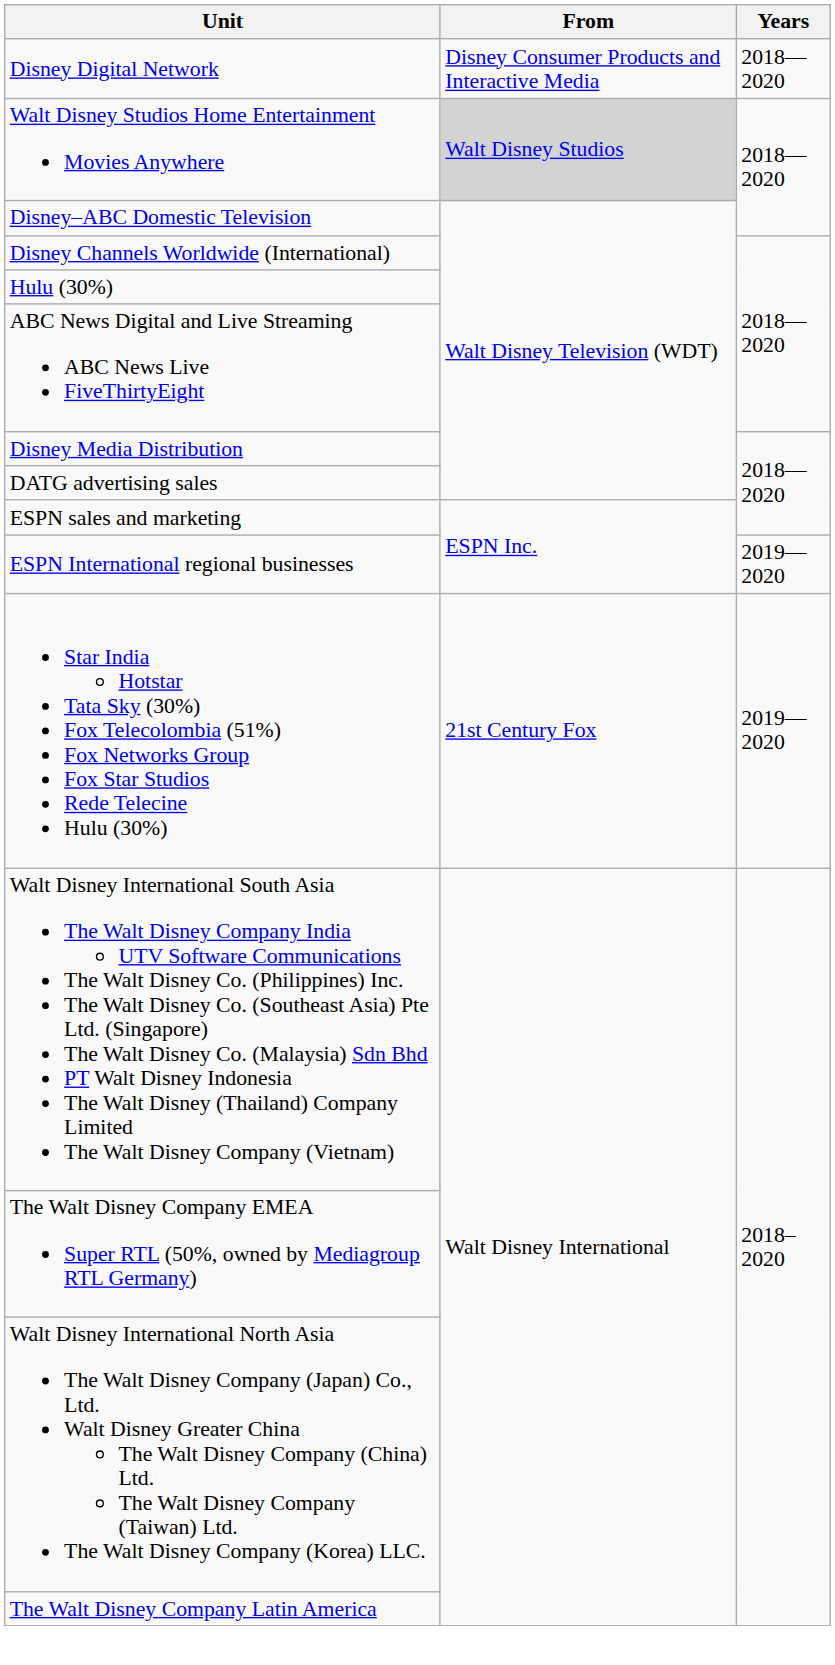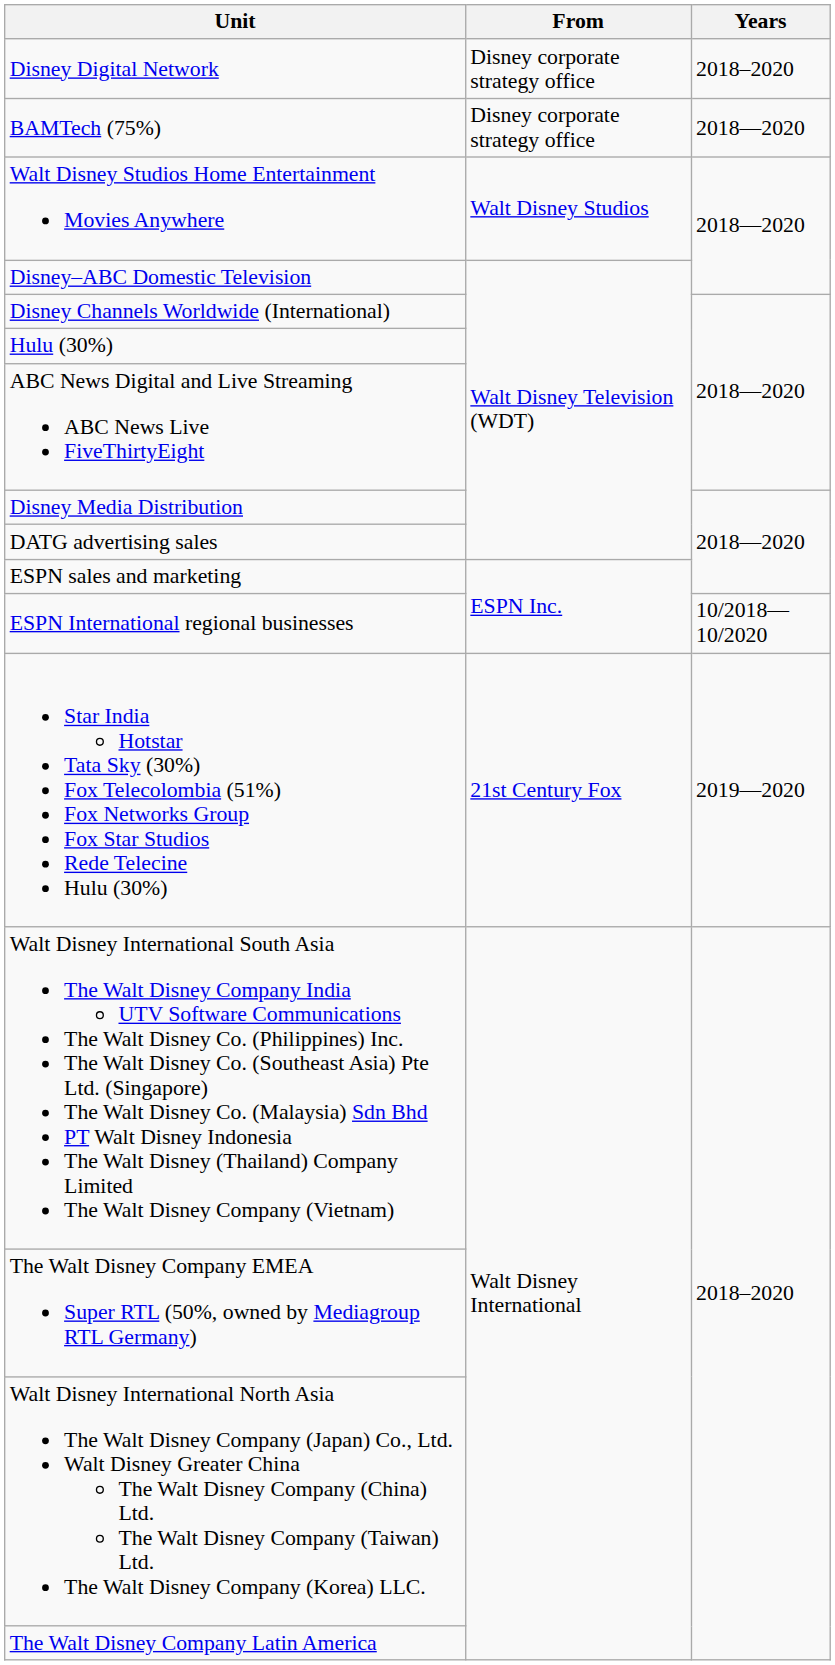(583, 68) Disney Consumer Products and Interactive Media -> (545, 68) Disney corporate strategy office
(774, 68) 2018—2020 -> (745, 68) 2018–2020
+ row: (85, 127)
(535, 149) lightgrey background -> (560, 208) no background
(774, 564) 2019—2020 -> (743, 623) 10/2018—10/2020
